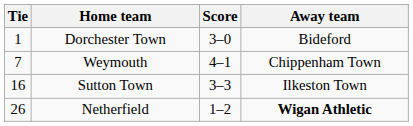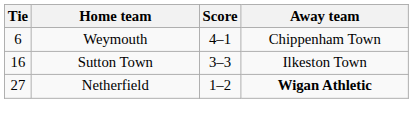- row: (115, 39)
(18, 62) 7 -> (18, 39) 6
(18, 109) 26 -> (18, 86) 27
